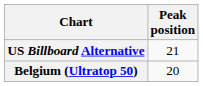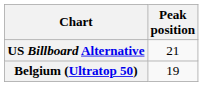(173, 71) 20 -> (173, 71) 19
